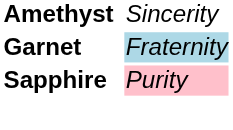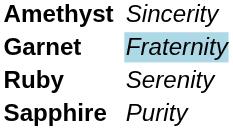+ row: (34, 80)
(157, 80) pink background -> (157, 113) no background
